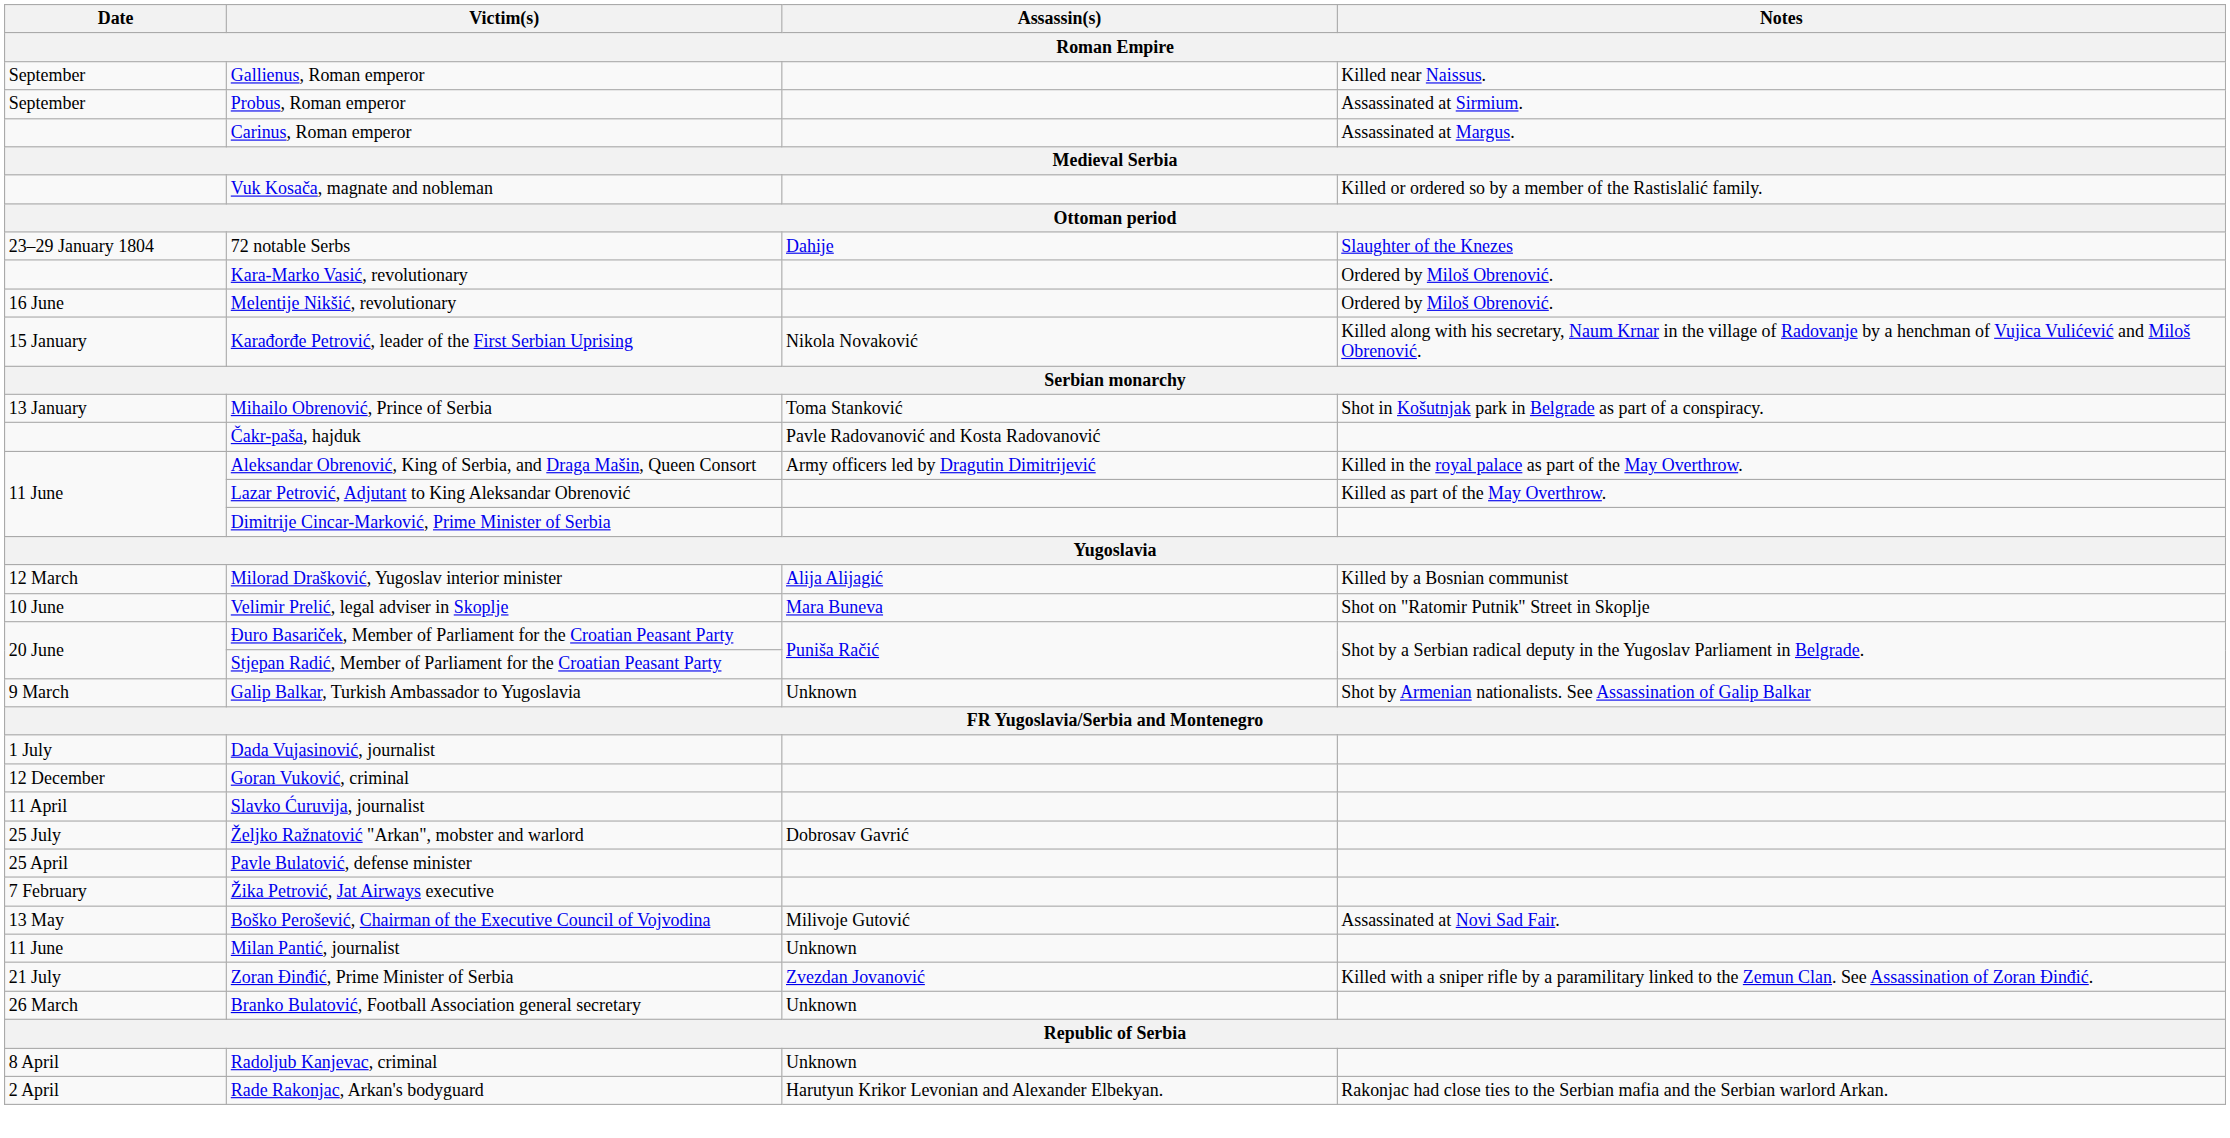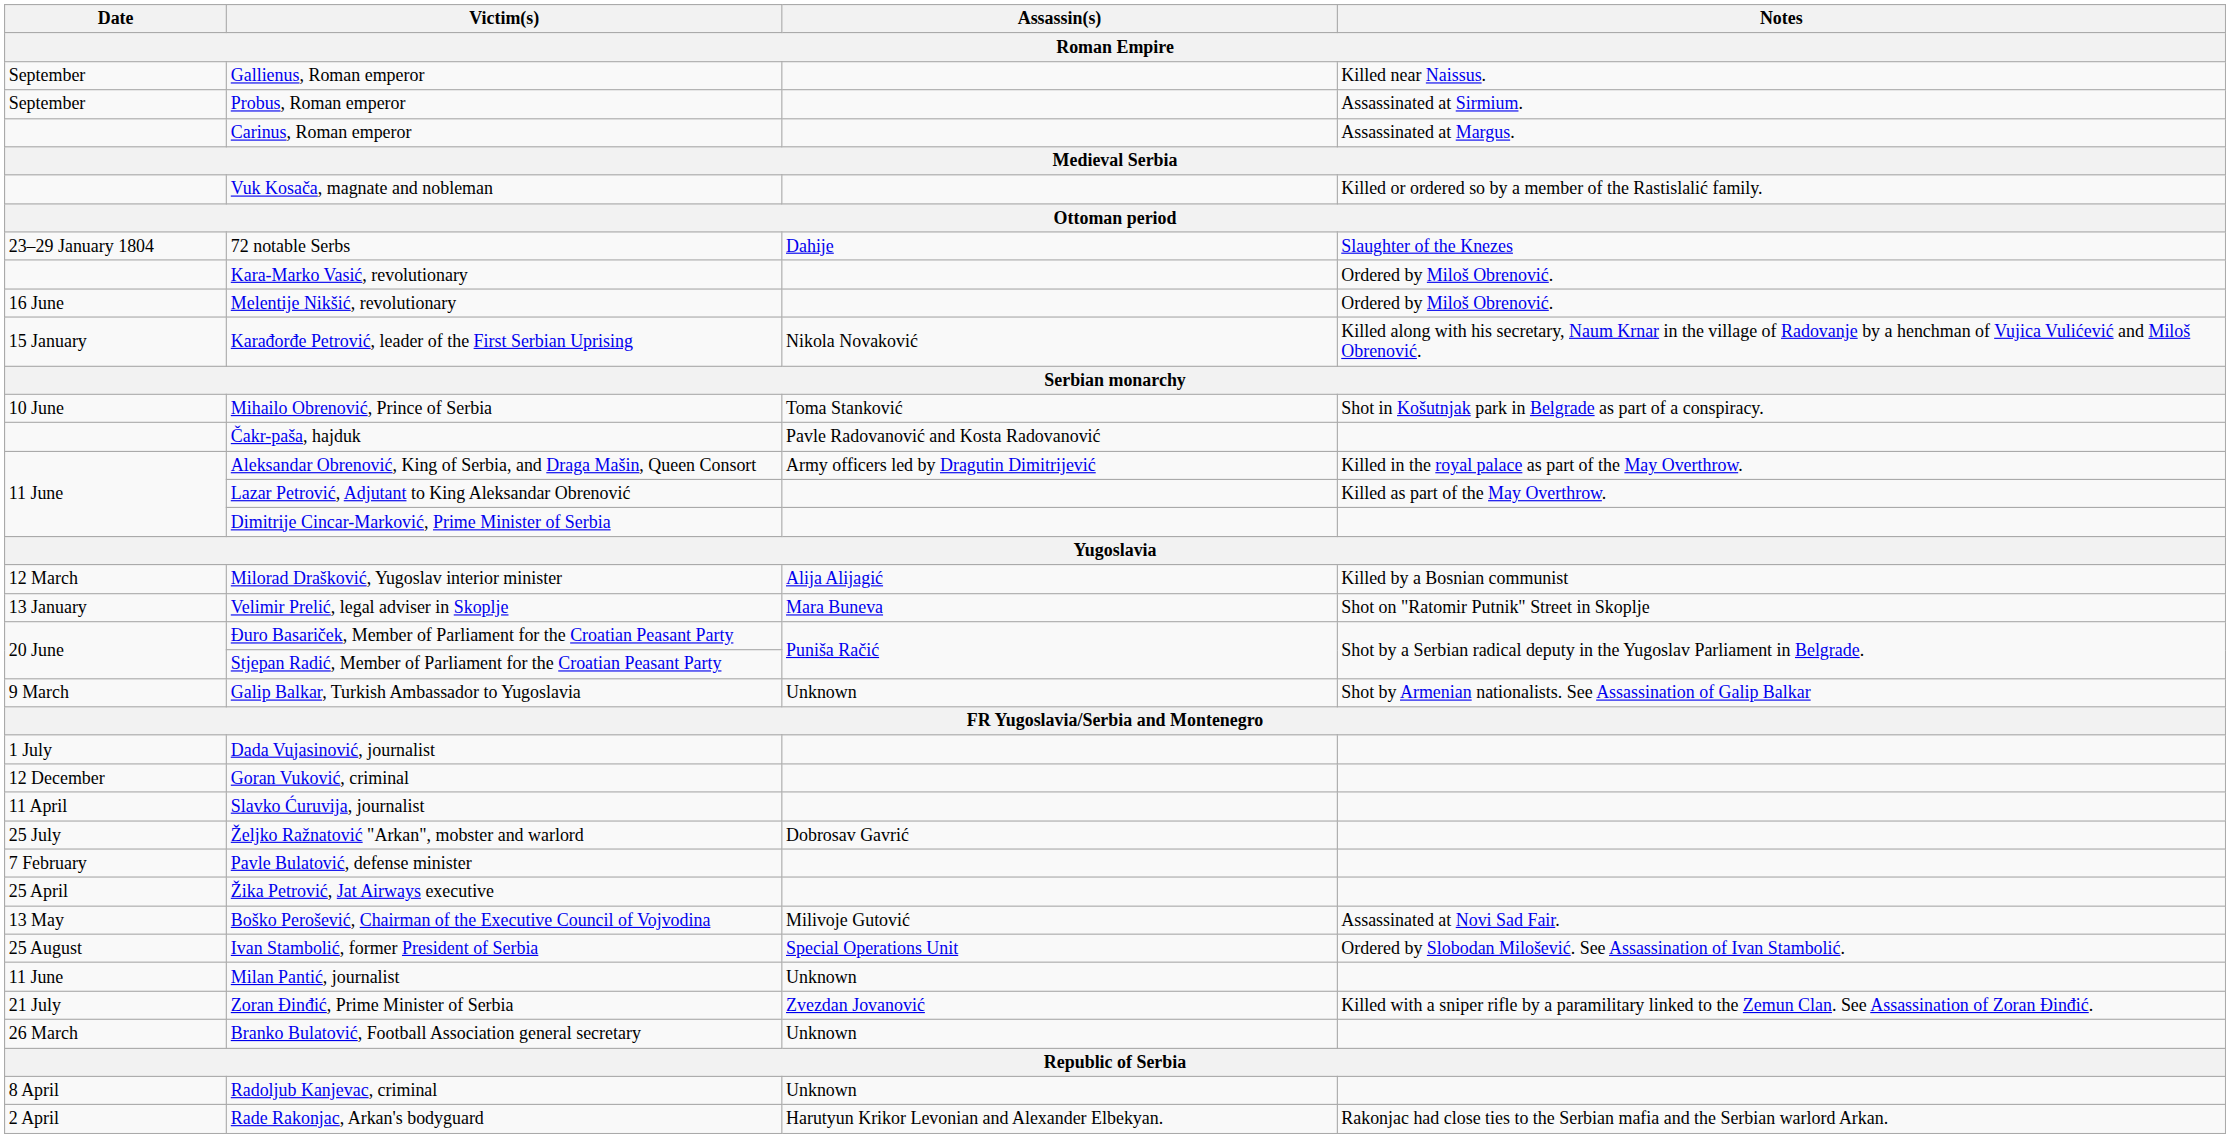(48, 408) 13 January -> (36, 408) 10 June
(36, 607) 10 June -> (48, 607) 13 January
(38, 863) 25 April -> (48, 863) 7 February
(48, 891) 7 February -> (38, 891) 25 April
+ row: (385, 948)
